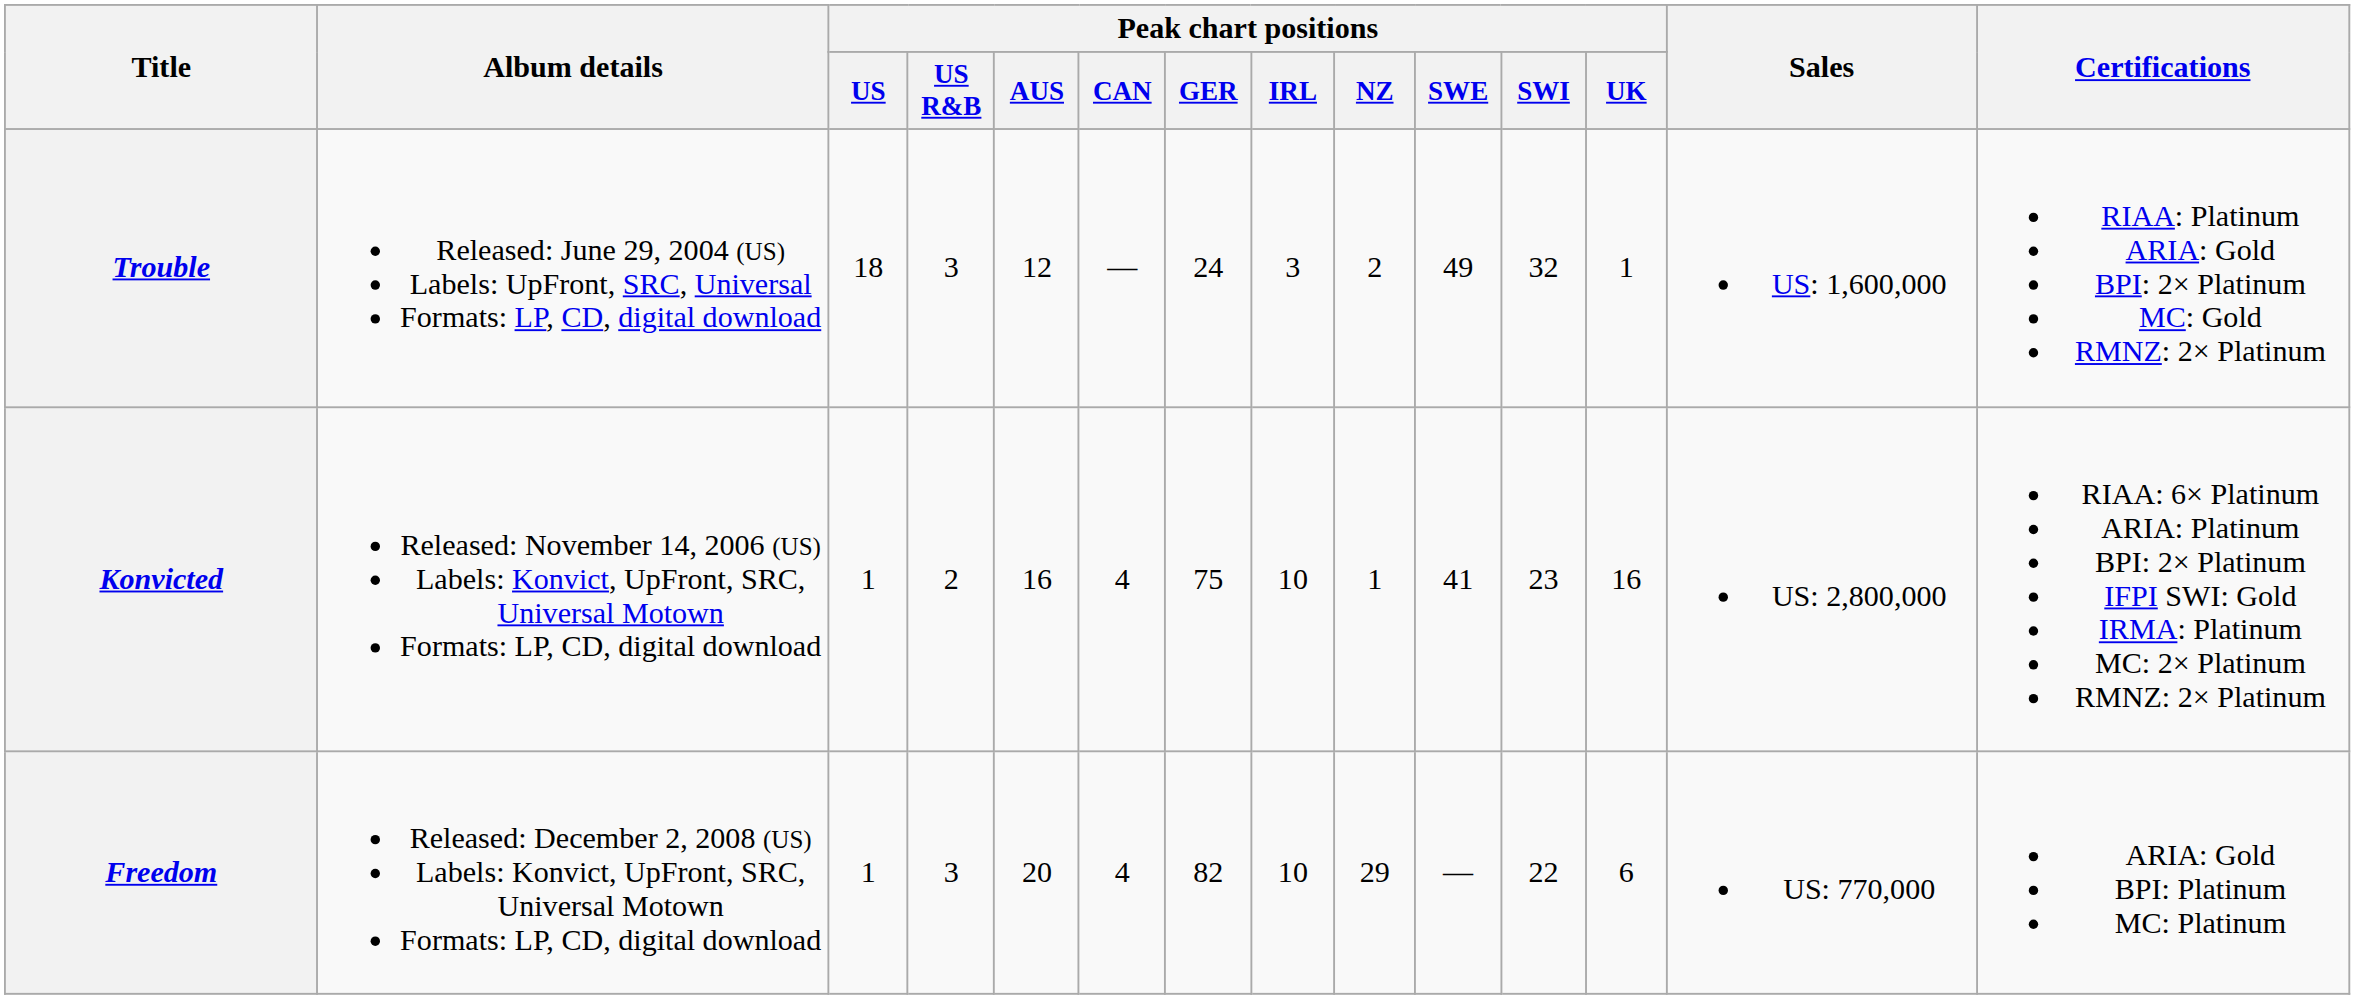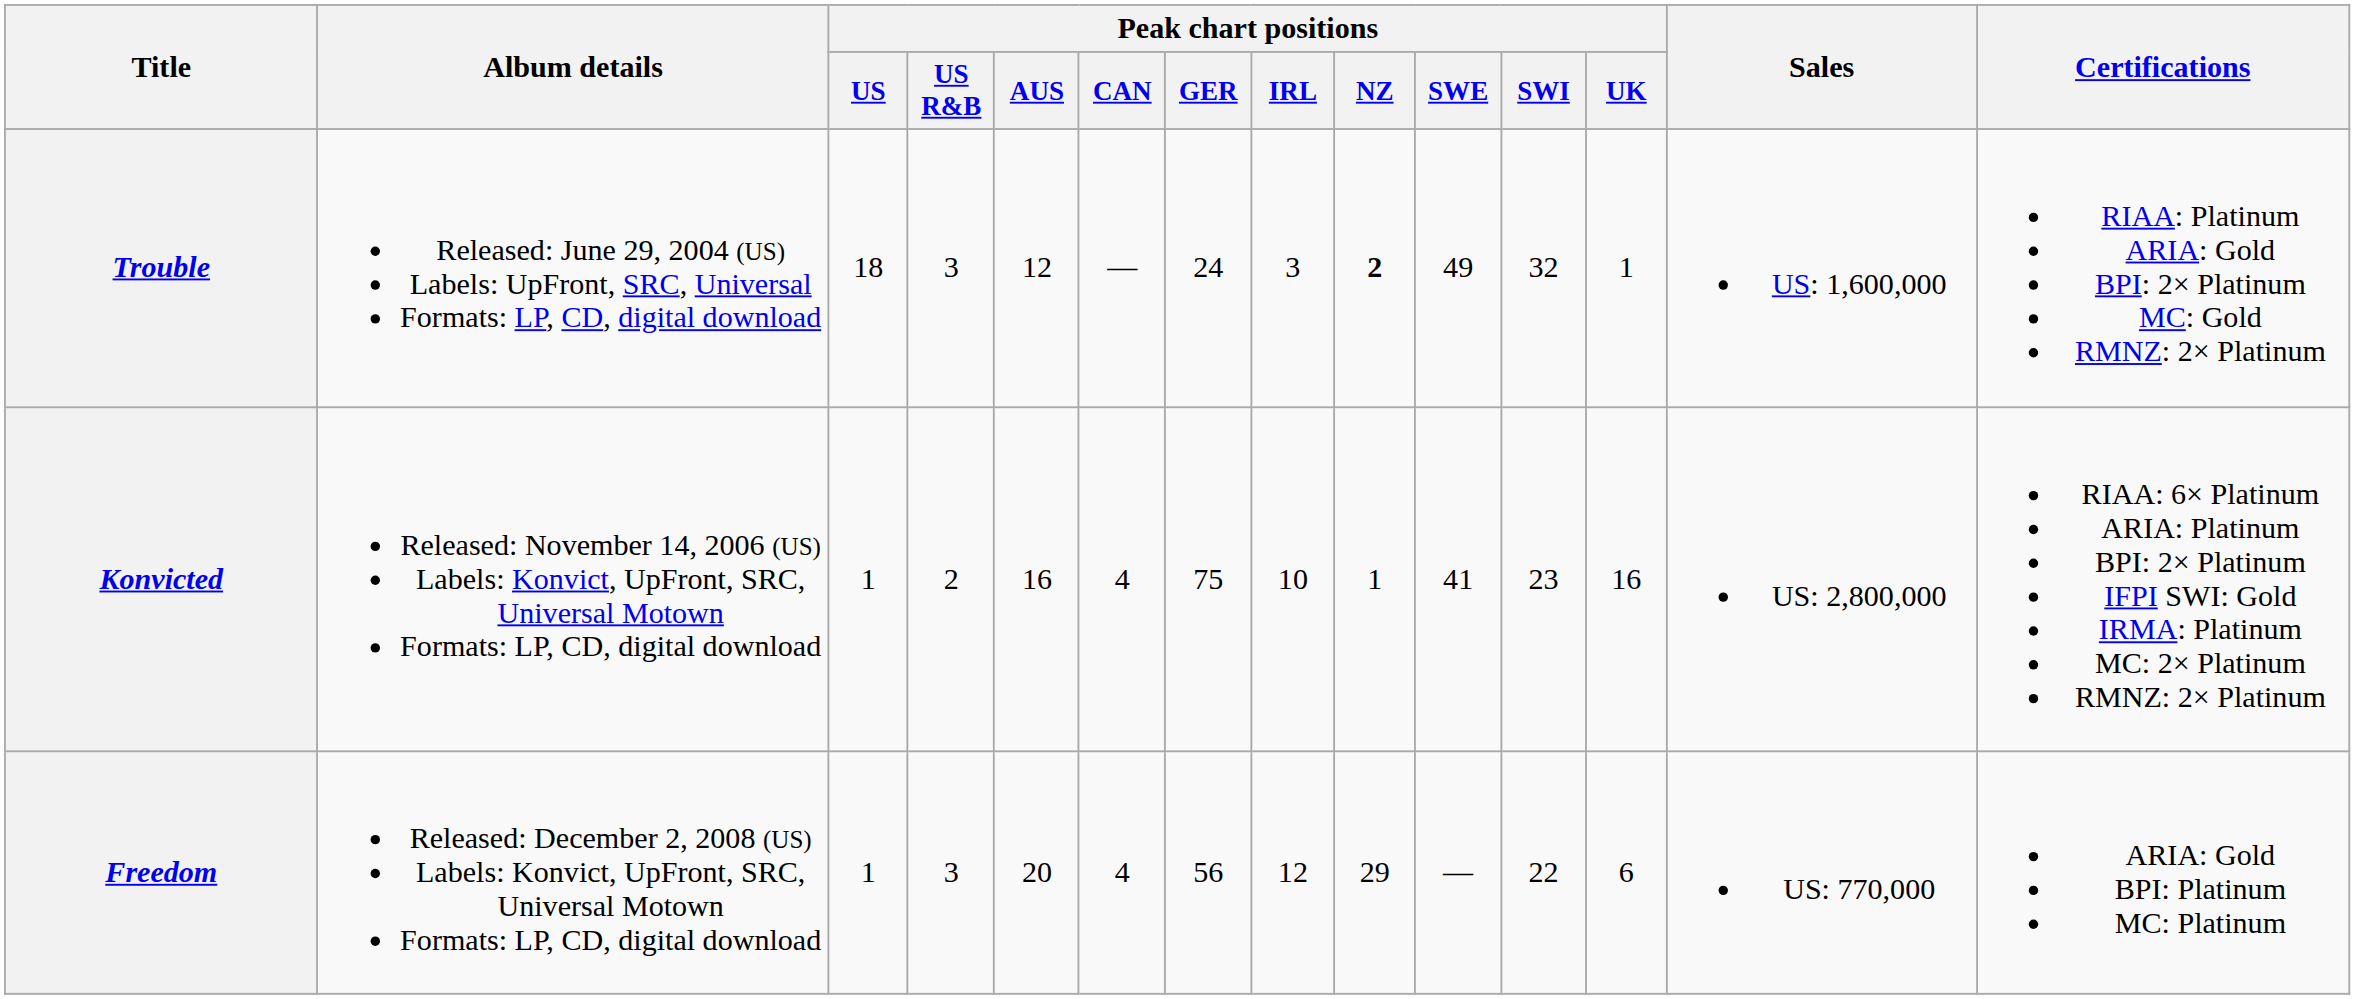(1375, 267) normal -> (1375, 267) bold
(1208, 872) 82 -> (1208, 872) 56
(1293, 872) 10 -> (1293, 872) 12
